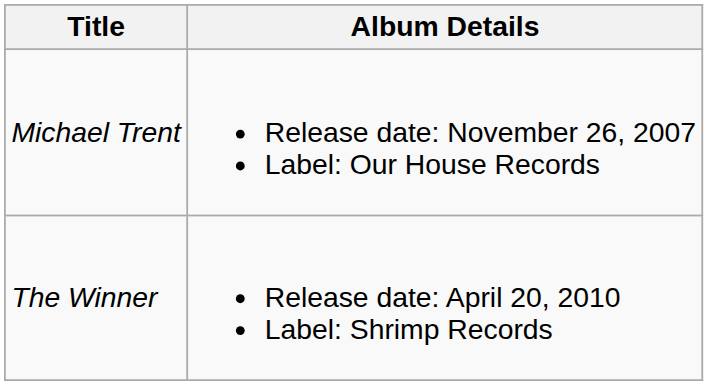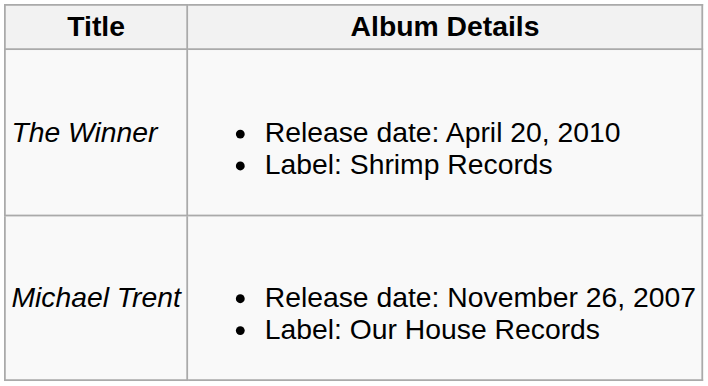rows swapped: (96, 132) <-> (84, 297)
